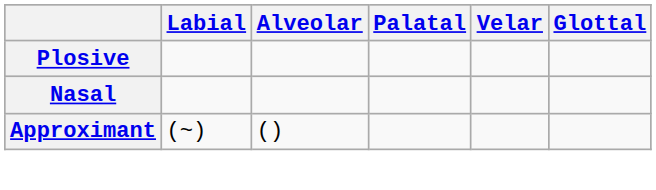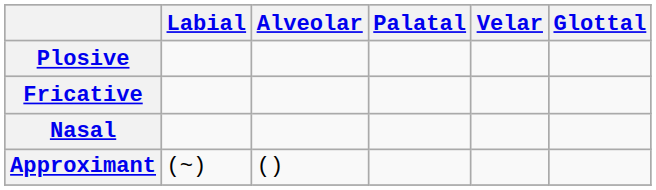+ row: (83, 95)
